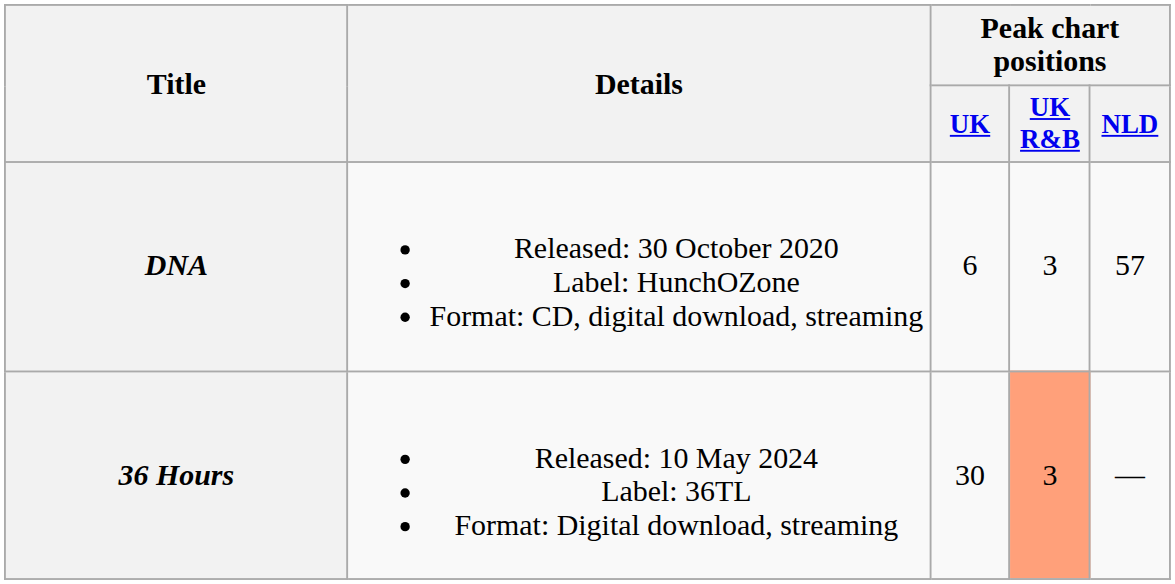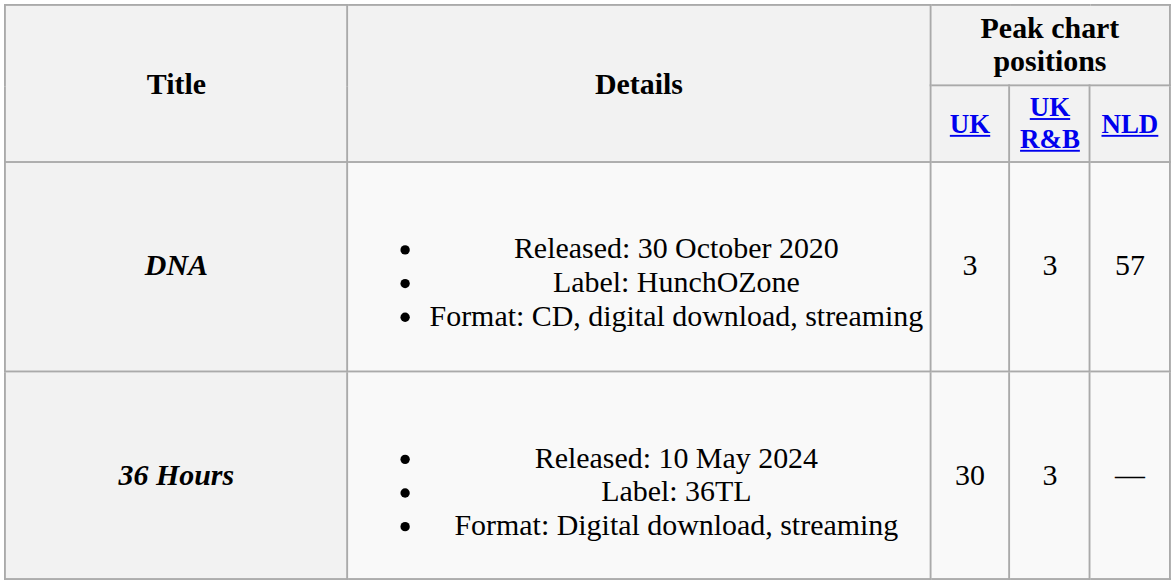(970, 265) 6 -> (970, 265) 3
(1050, 474) lightsalmon background -> (1050, 474) no background
